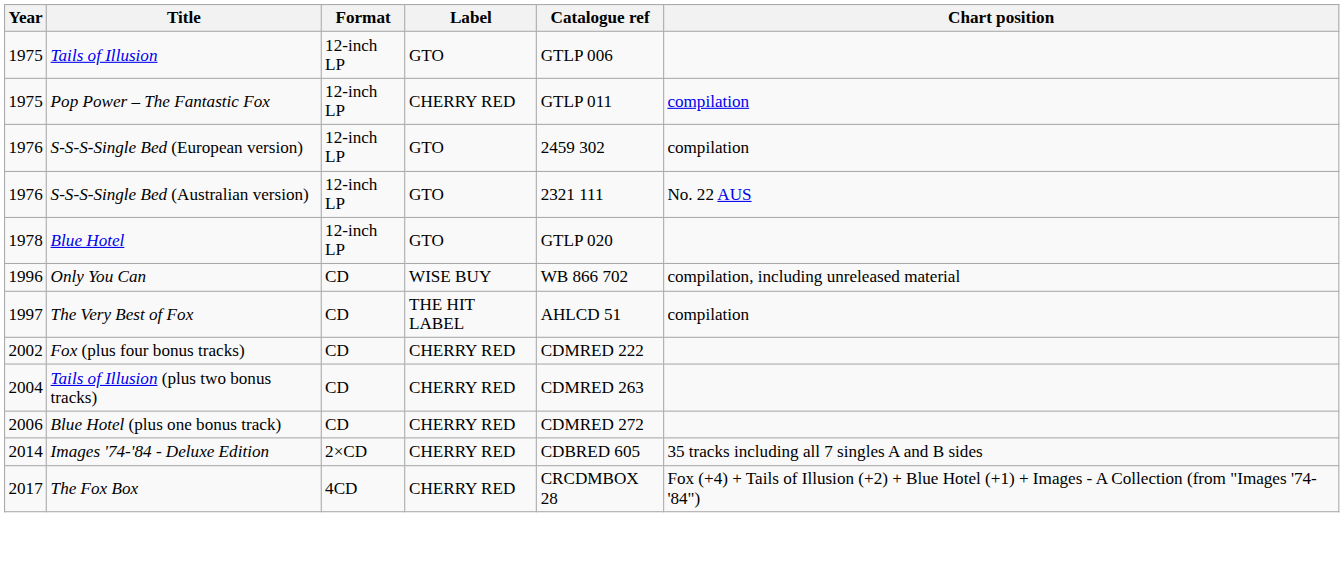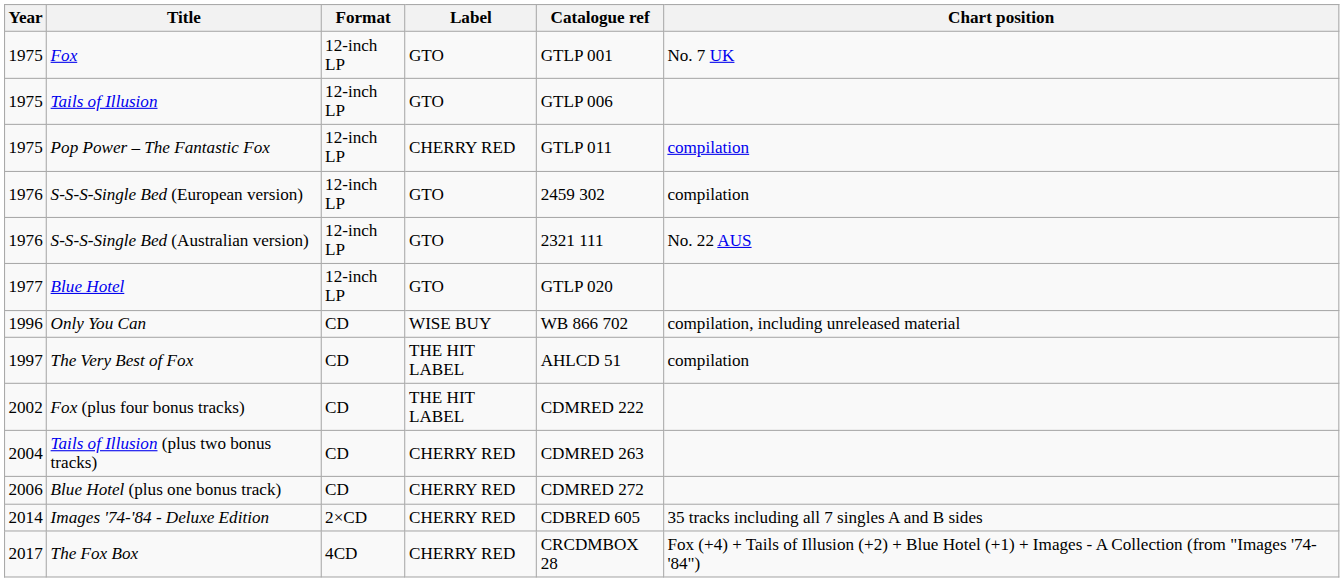+ row: (64, 54)
(26, 240) 1978 -> (26, 286) 1977
(462, 350) CHERRY RED -> (442, 406) THE HIT LABEL
